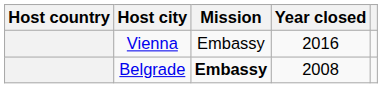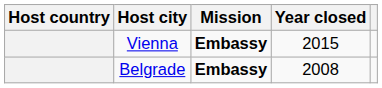(231, 43) normal -> (231, 43) bold
(321, 43) 2016 -> (321, 43) 2015
